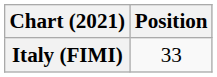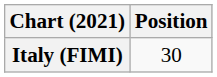(171, 54) 33 -> (171, 54) 30
